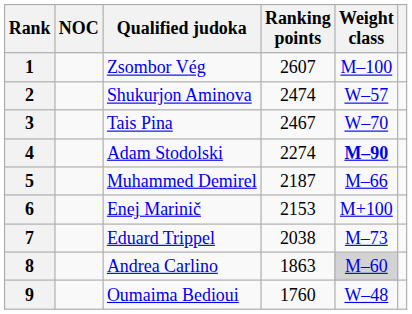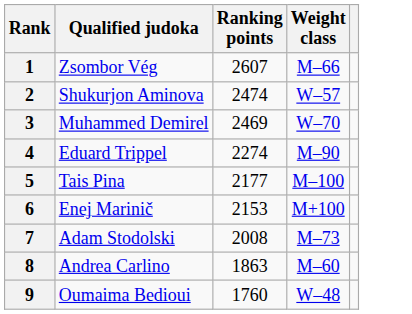- column: (79, 28)
(366, 67) M–100 -> (318, 67) M–66
(140, 124) Tais Pina -> (134, 124) Muhammed Demirel
(298, 124) 2467 -> (250, 124) 2469
(165, 152) Adam Stodolski -> (113, 152) Eduard Trippel
(366, 152) bold -> (318, 152) normal
(182, 180) Muhammed Demirel -> (92, 180) Tais Pina
(298, 180) 2187 -> (250, 180) 2177
(366, 180) M–66 -> (318, 180) M–100
(161, 237) Eduard Trippel -> (117, 237) Adam Stodolski
(298, 237) 2038 -> (250, 237) 2008
(366, 266) lightgrey background -> (318, 266) no background
